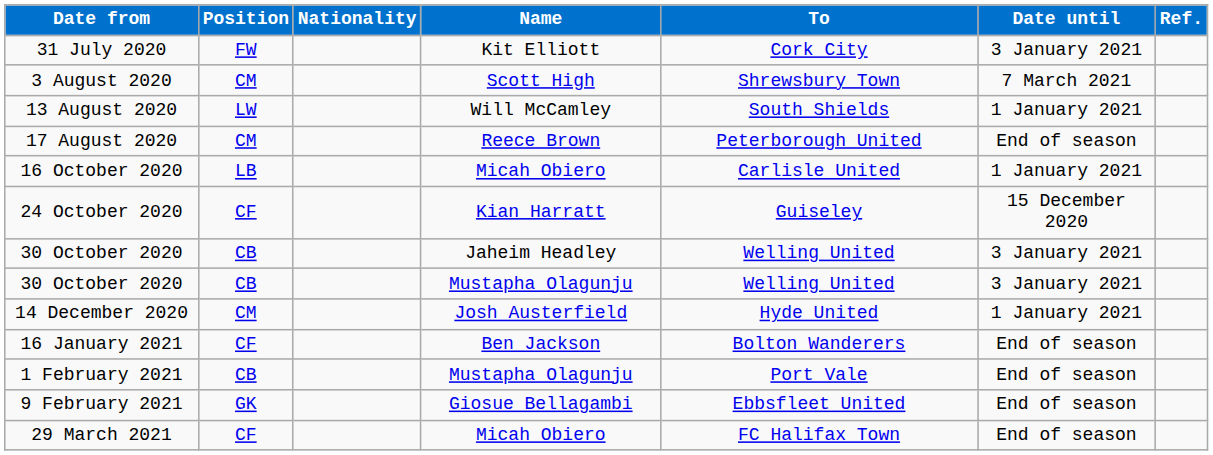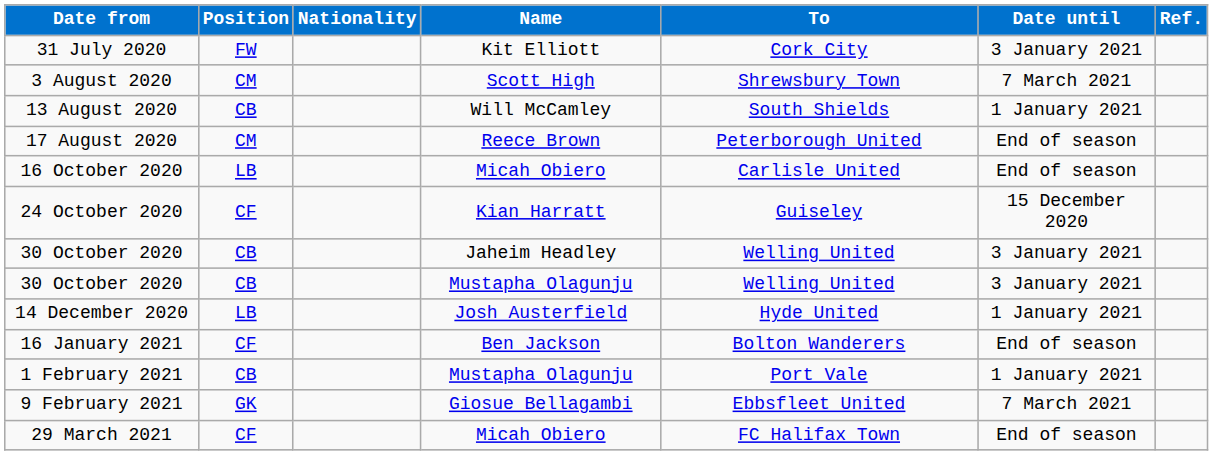(246, 110) LW -> (246, 110) CB
(1066, 171) 1 January 2021 -> (1066, 171) End of season
(246, 314) CM -> (246, 314) LB
(1066, 374) End of season -> (1066, 374) 1 January 2021
(1066, 404) End of season -> (1066, 404) 7 March 2021
